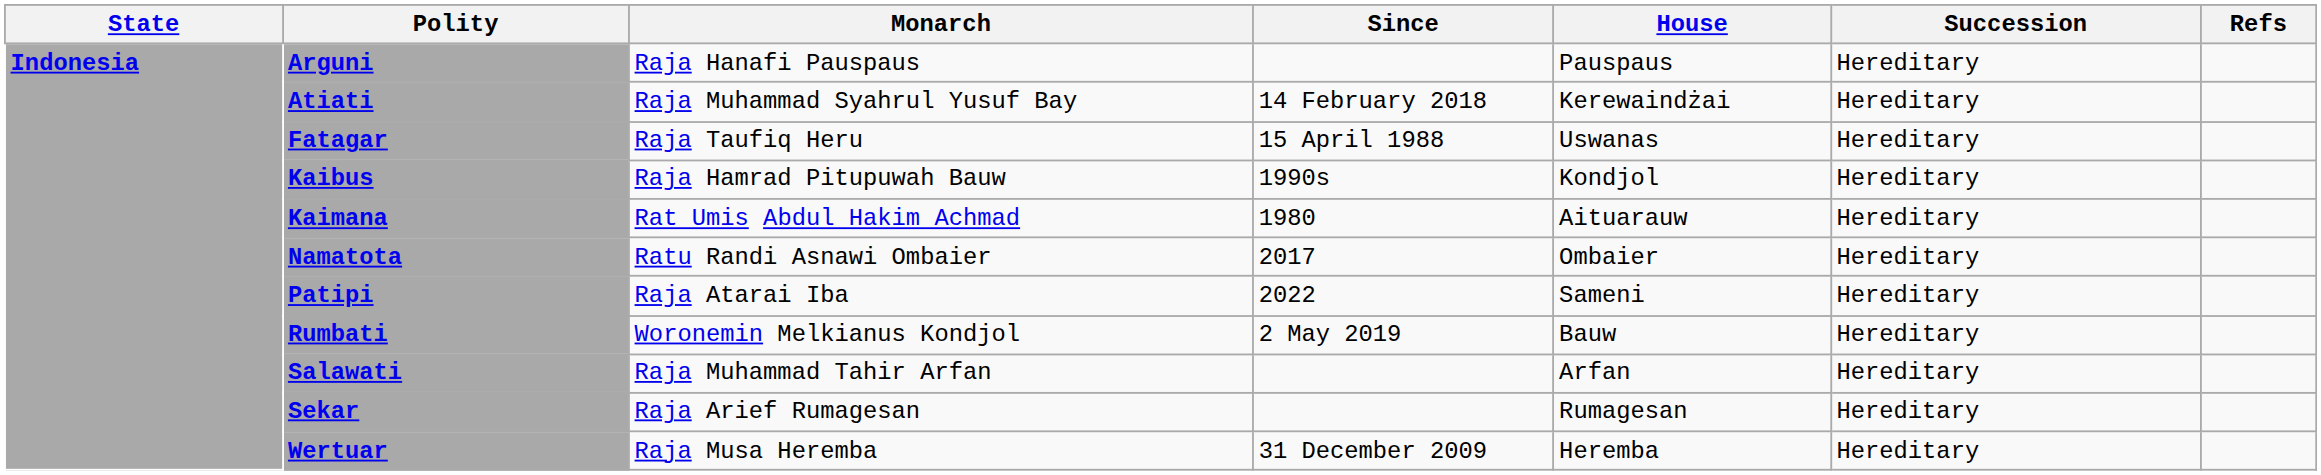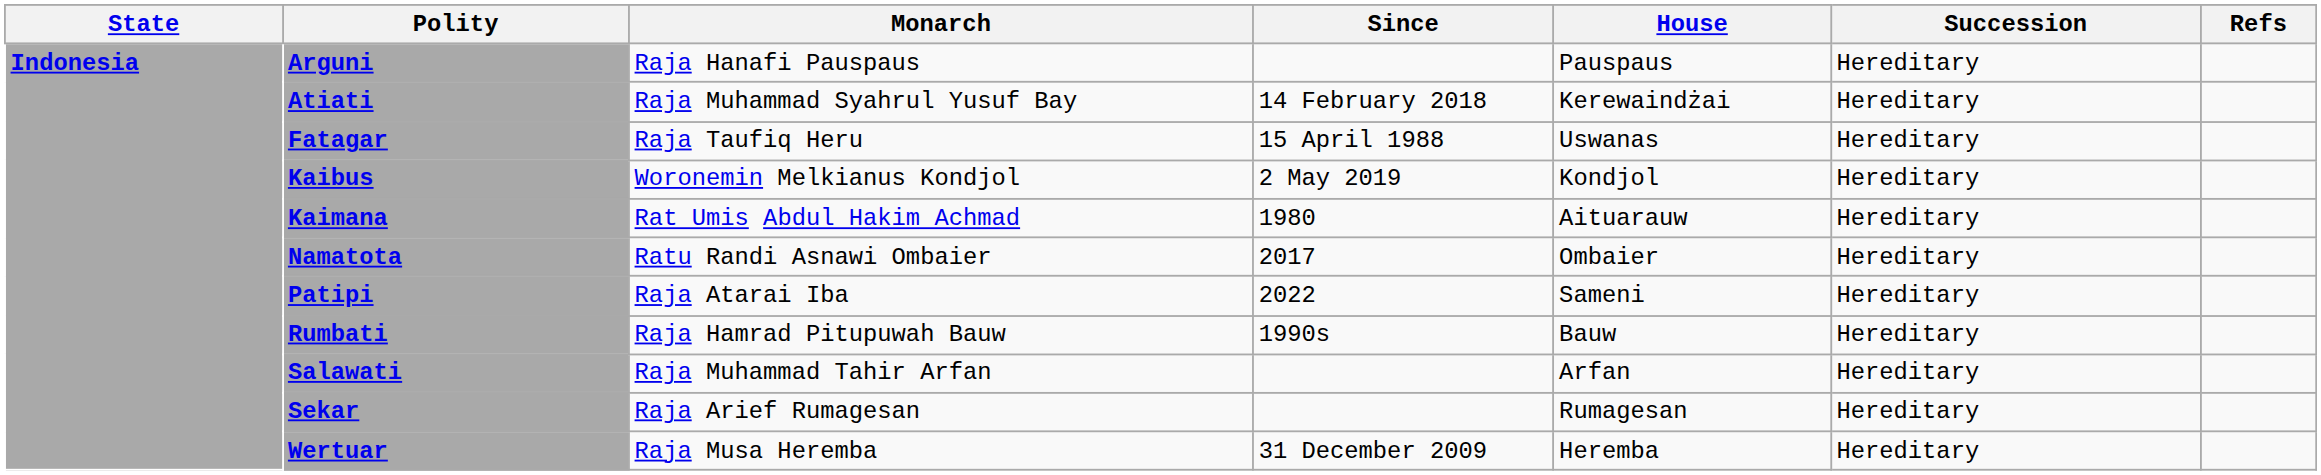(820, 179) Raja Hamrad Pitupuwah Bauw -> (827, 179) Woronemin Melkianus Kondjol
(1294, 179) 1990s -> (1330, 179) 2 May 2019
(827, 334) Woronemin Melkianus Kondjol -> (820, 334) Raja Hamrad Pitupuwah Bauw
(1330, 334) 2 May 2019 -> (1294, 334) 1990s
